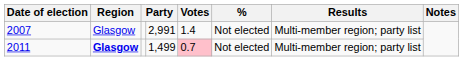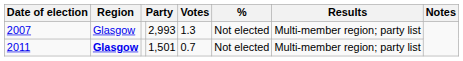(162, 30) 2,991 -> (162, 30) 2,993
(188, 30) 1.4 -> (188, 30) 1.3
(162, 47) 1,499 -> (162, 47) 1,501
(188, 47) pink background -> (188, 47) no background
